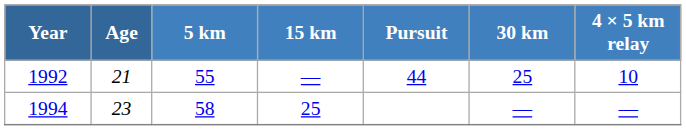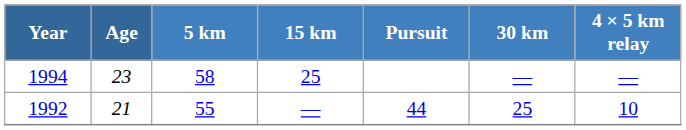rows swapped: (48, 76) <-> (48, 108)
